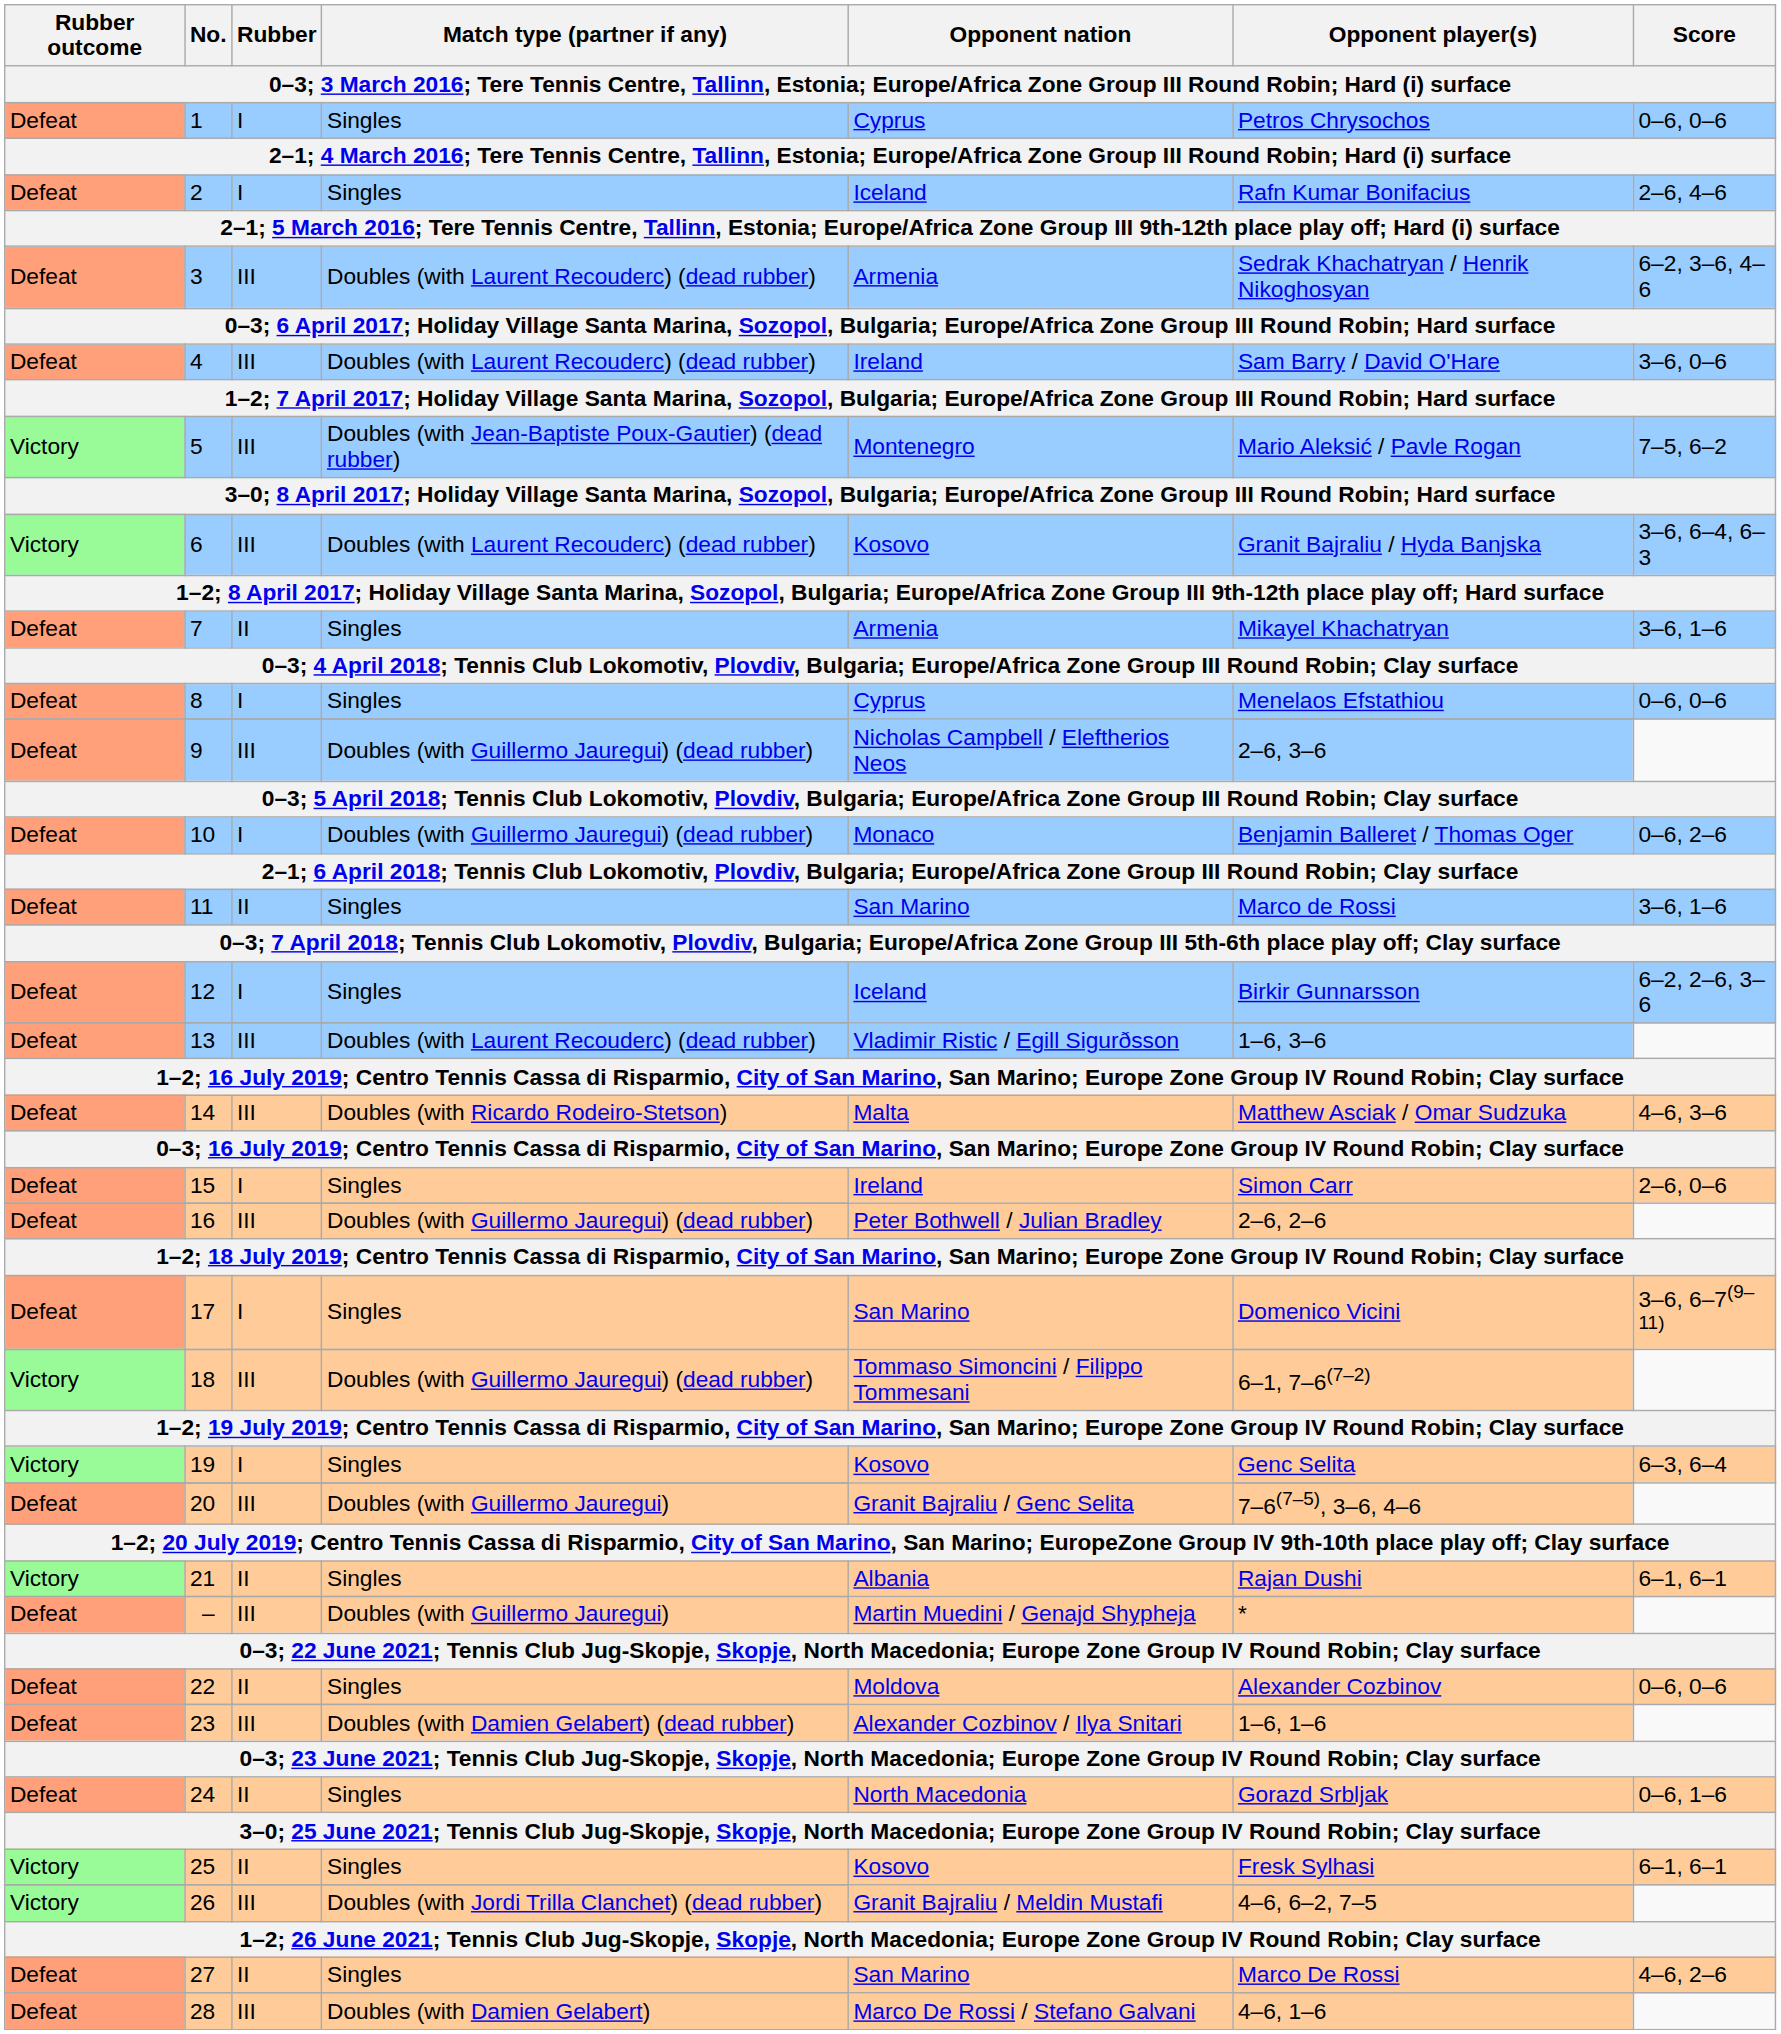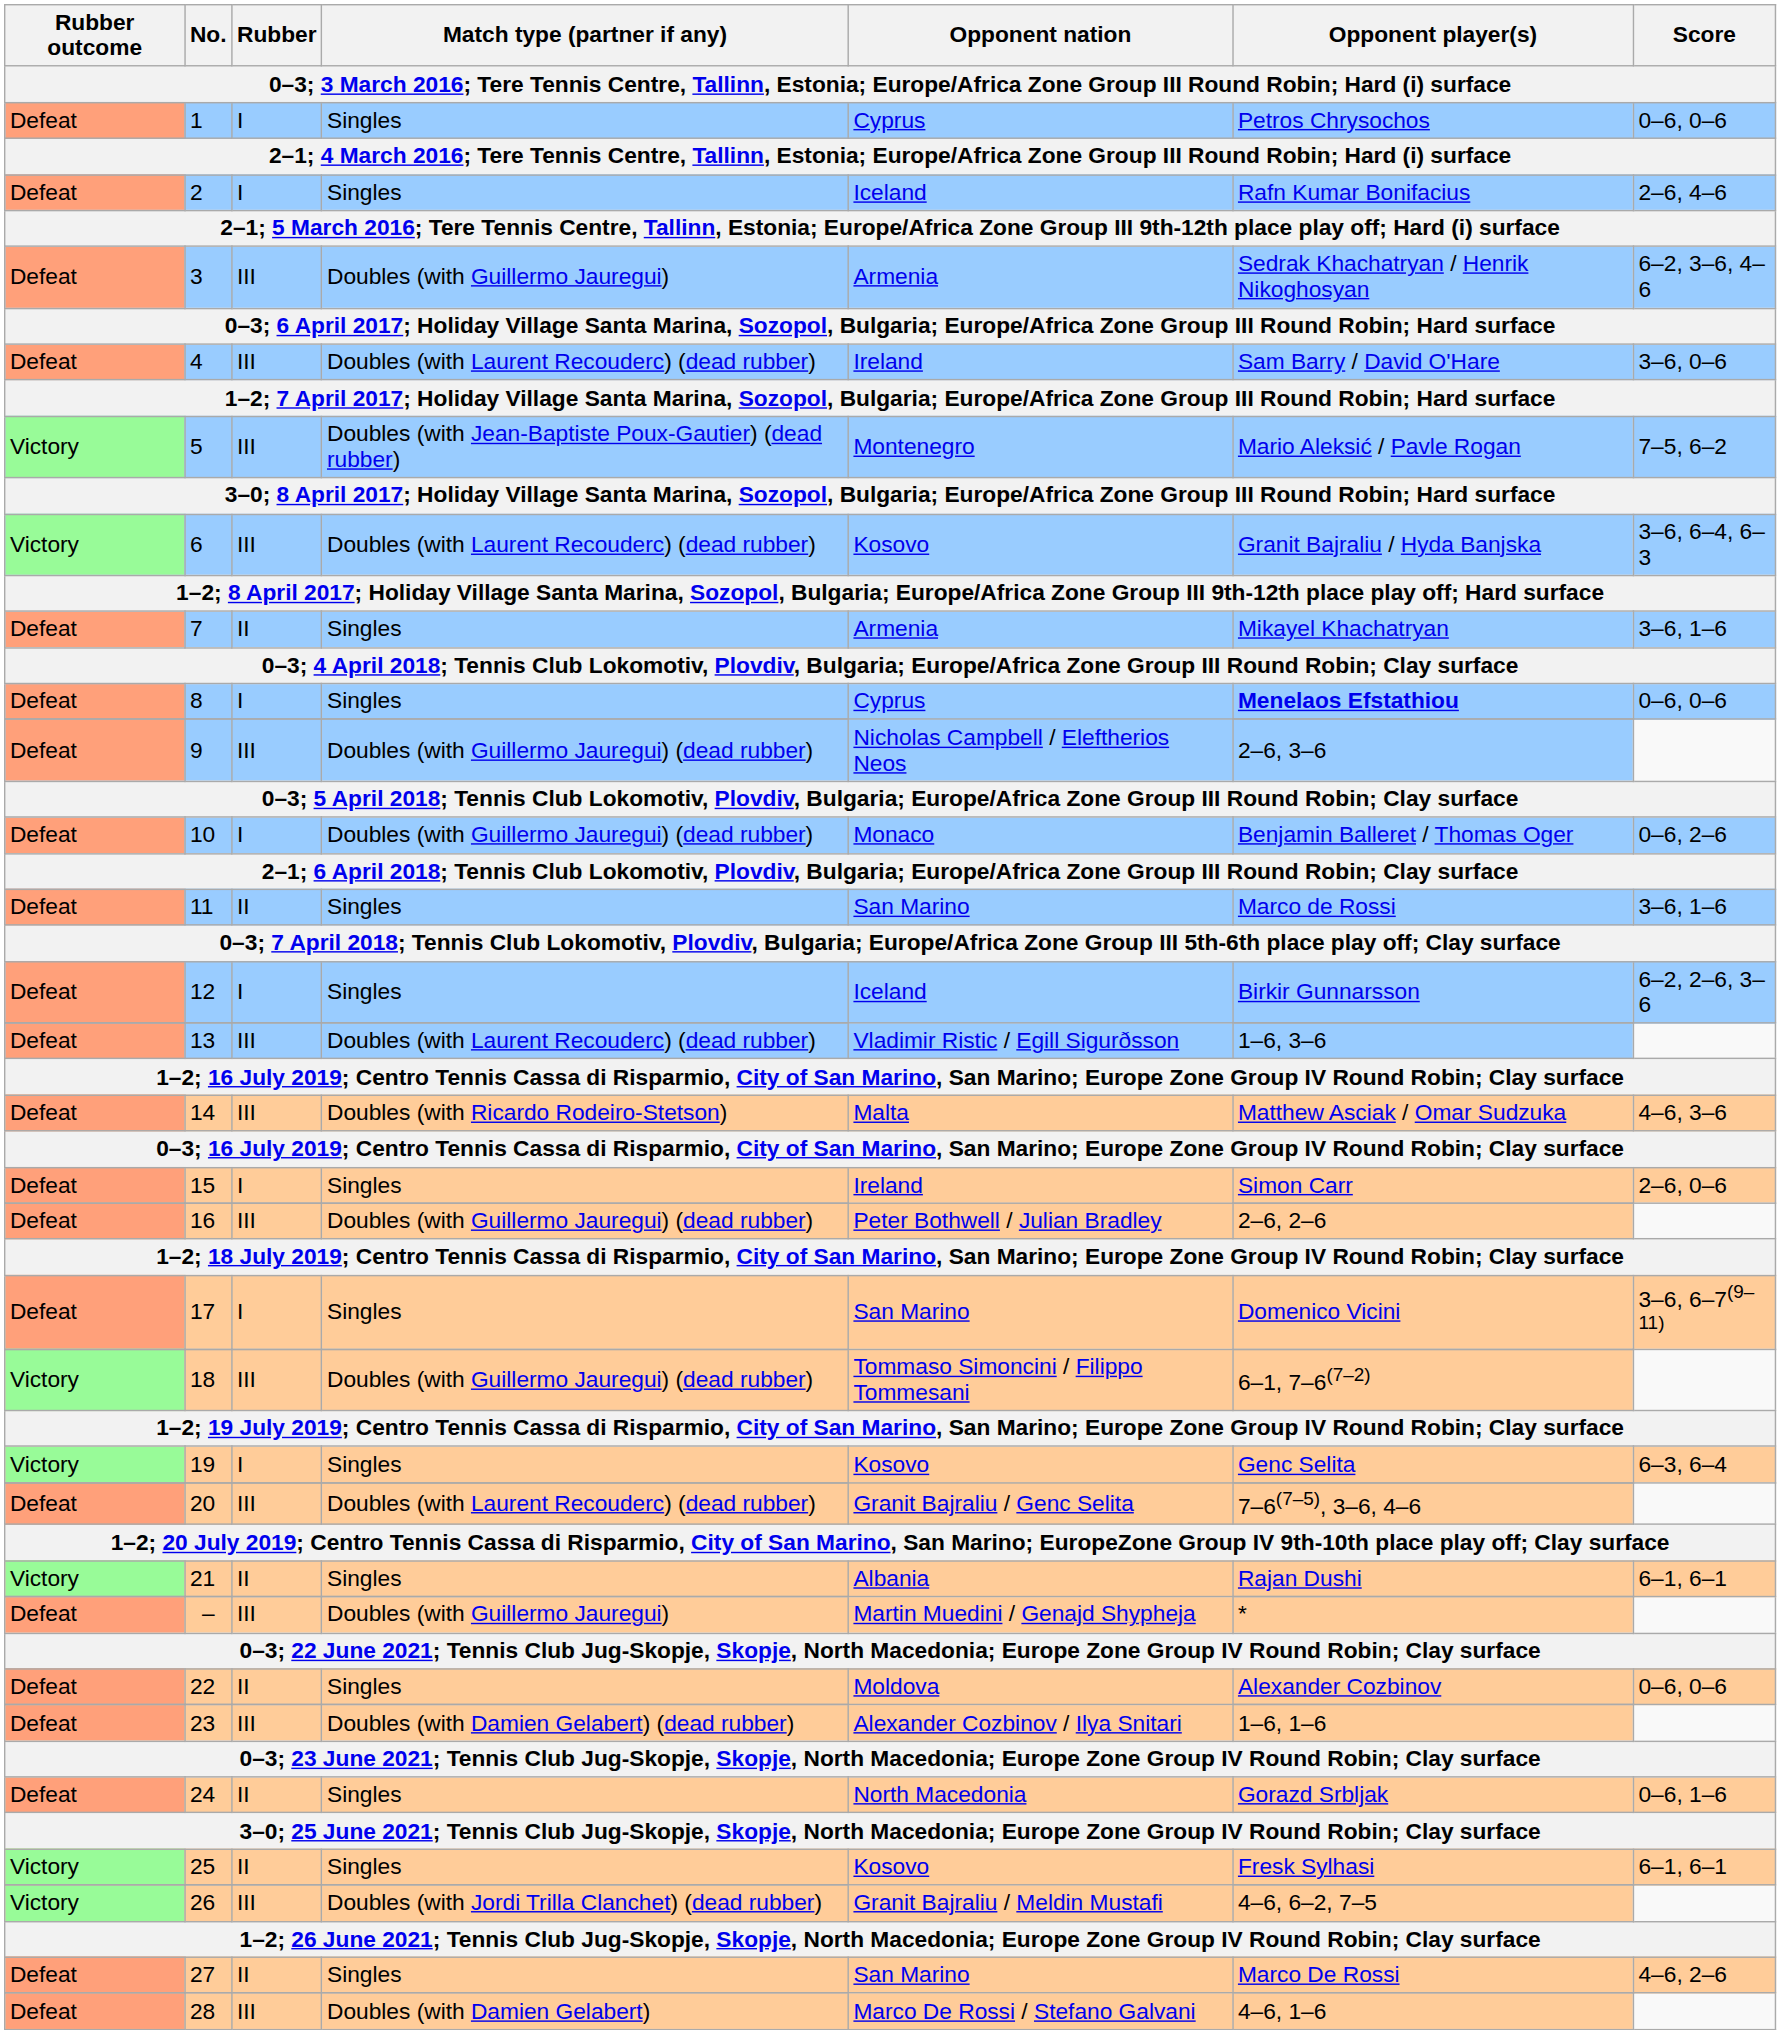(571, 277) Doubles (with Laurent Recouderc) (dead rubber) -> (498, 277) Doubles (with Guillermo Jauregui)
(1341, 701) normal -> (1348, 701) bold
(498, 1503) Doubles (with Guillermo Jauregui) -> (571, 1503) Doubles (with Laurent Recouderc) (dead rubber)
